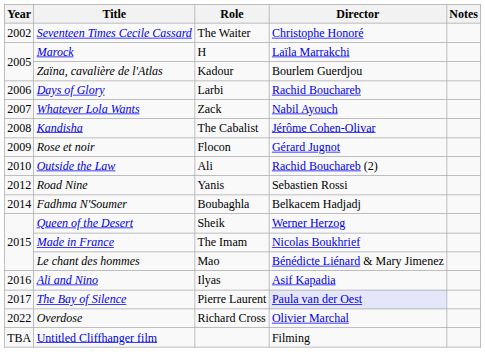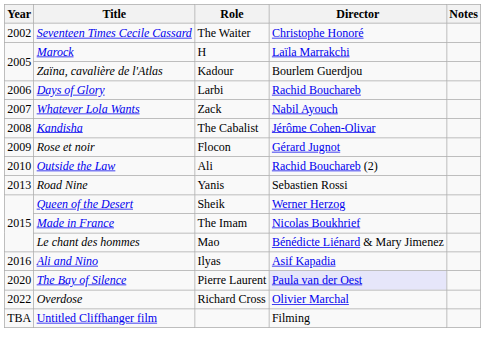(19, 185) 2012 -> (19, 185) 2013
- row: (82, 204)
(19, 299) 2017 -> (19, 280) 2020
